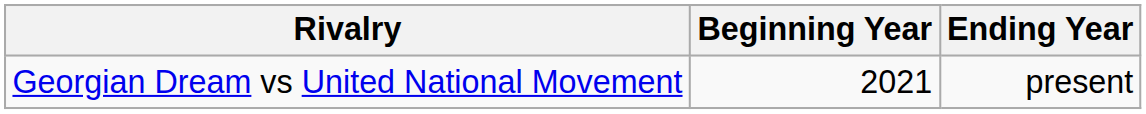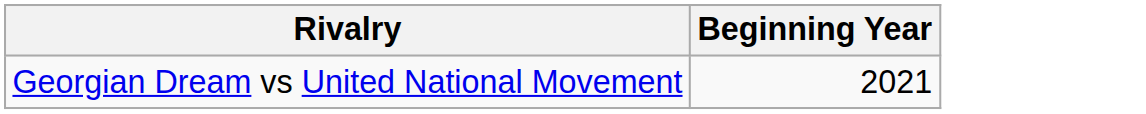- column: (1040, 30)
